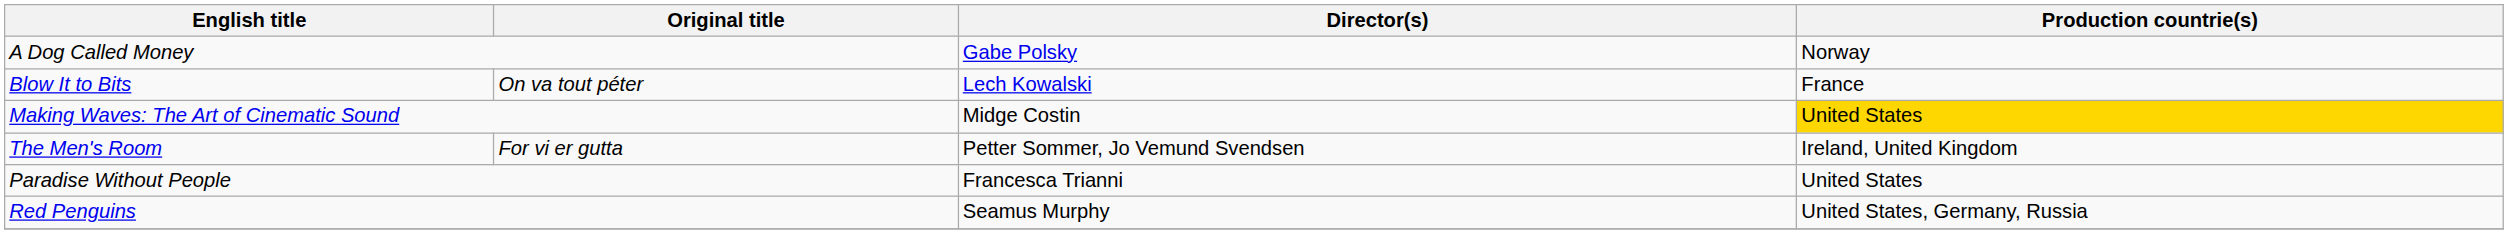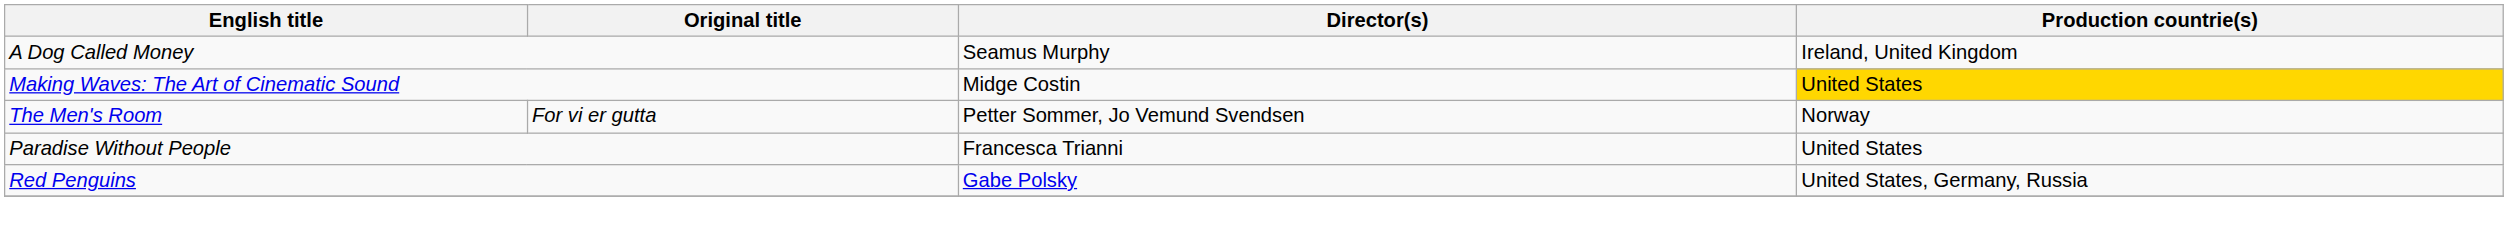(1020, 52) Gabe Polsky -> (1036, 52) Seamus Murphy
(1836, 52) Norway -> (1910, 52) Ireland, United Kingdom
- row: (70, 84)
(1910, 148) Ireland, United Kingdom -> (1836, 116) Norway
(1036, 212) Seamus Murphy -> (1020, 180) Gabe Polsky
